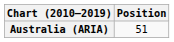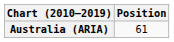(142, 30) 51 -> (142, 30) 61
